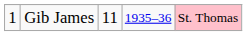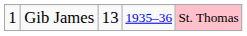(110, 17) 11 -> (110, 17) 13
